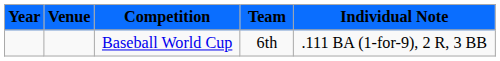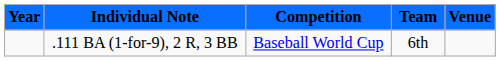columns swapped: (69, 17) <-> (394, 17)
